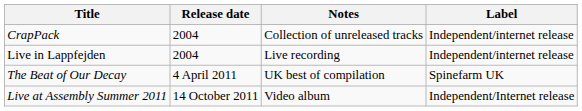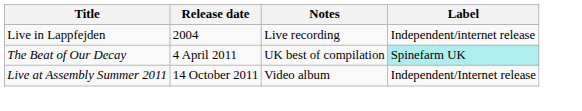- row: (33, 34)
(466, 75) no background -> (428, 55) paleturquoise background
